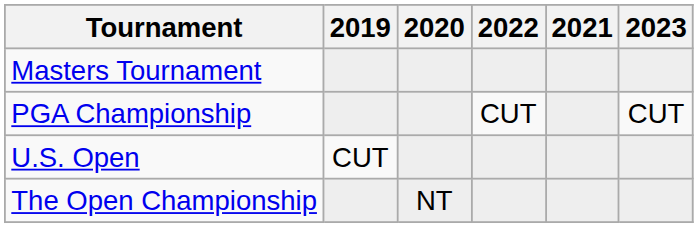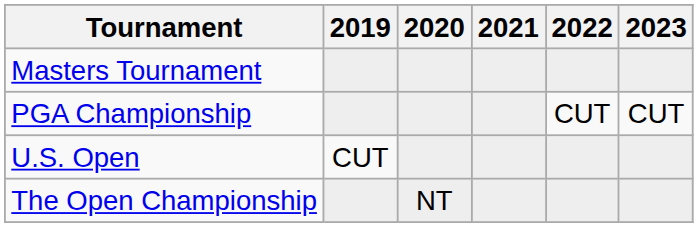columns swapped: (582, 27) <-> (508, 27)
